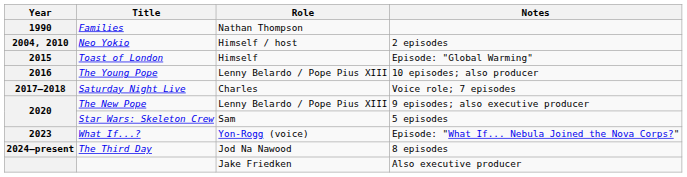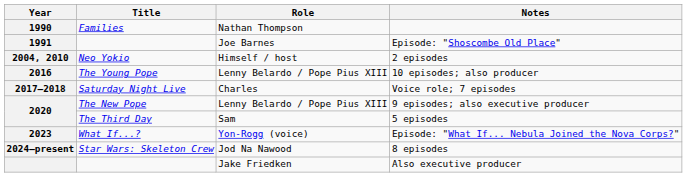+ row: (40, 42)
- row: (40, 58)
(146, 119) Star Wars: Skeleton Crew -> (115, 119) The Third Day
(115, 149) The Third Day -> (146, 149) Star Wars: Skeleton Crew
